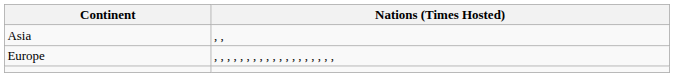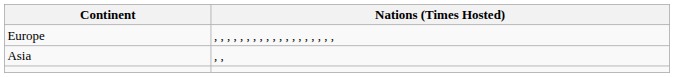rows swapped: (19, 35) <-> (26, 55)
